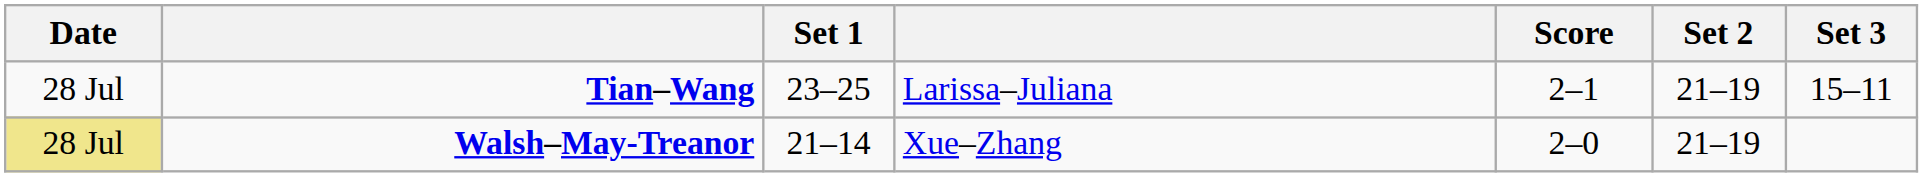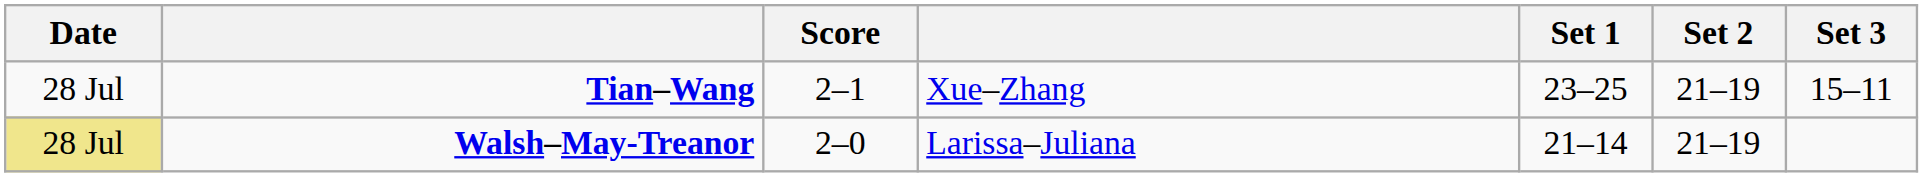columns swapped: (1574, 32) <-> (829, 32)
(1008, 88) Larissa–Juliana -> (1006, 88) Xue–Zhang
(982, 143) Xue–Zhang -> (1031, 143) Larissa–Juliana
